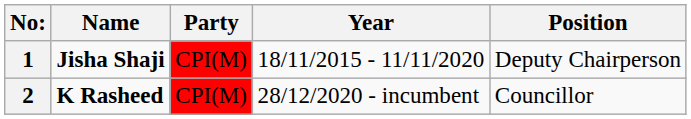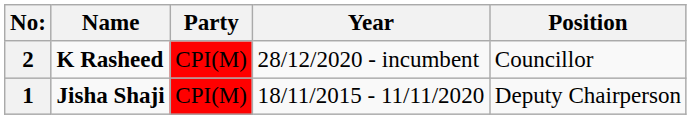rows swapped: (28, 59) <-> (28, 95)
